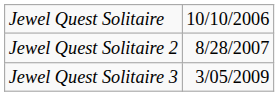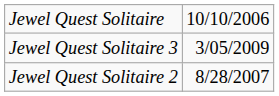rows swapped: (93, 47) <-> (93, 76)
